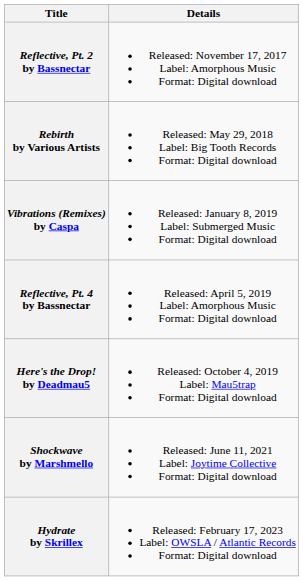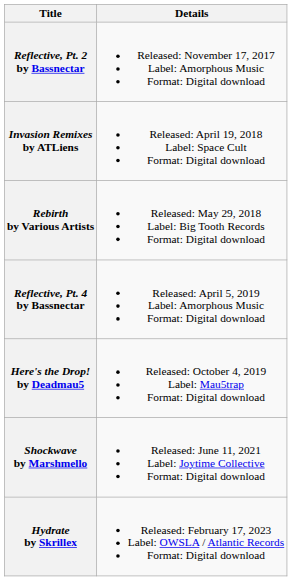+ row: (51, 141)
- row: (56, 220)
